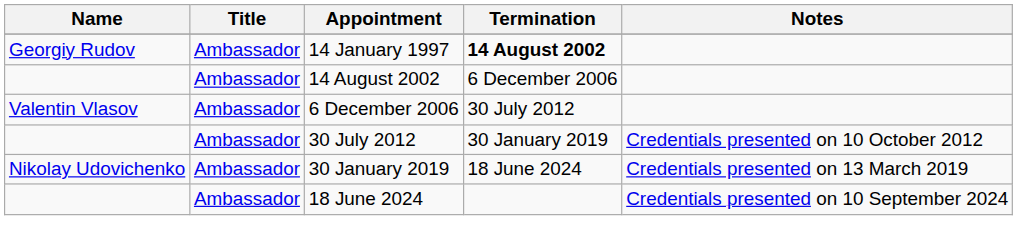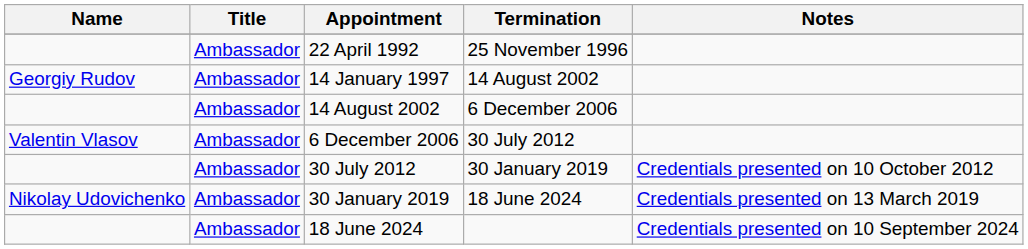+ row: (364, 49)
(536, 49) bold -> (533, 79) normal
